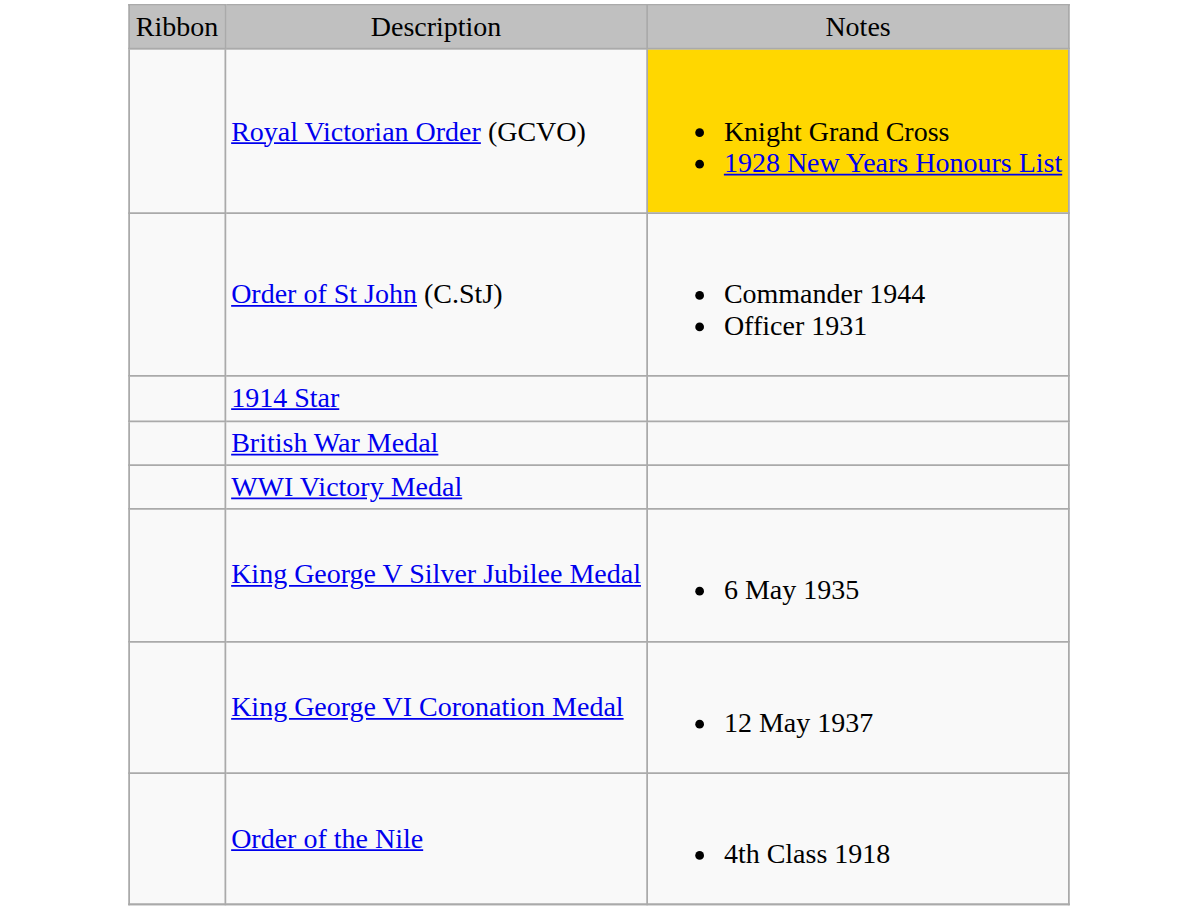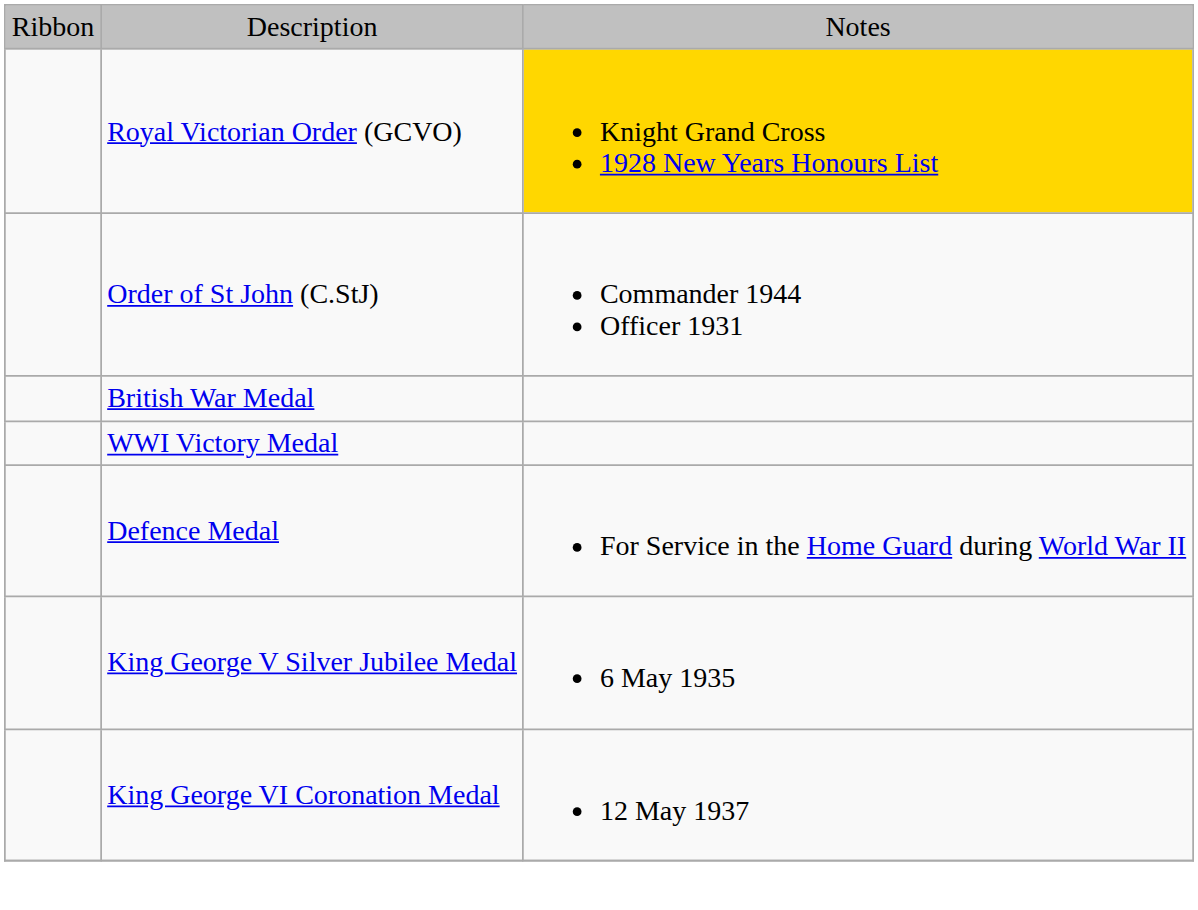- row: (285, 397)
+ row: (193, 530)
- row: (327, 838)
